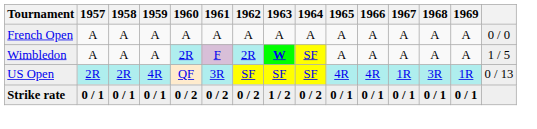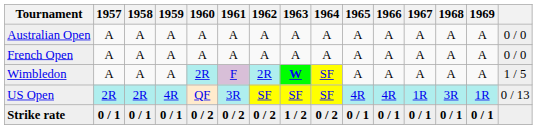+ row: (49, 34)
